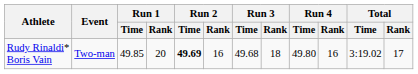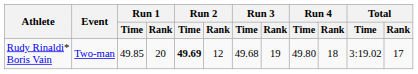(218, 54) 16 -> (218, 54) 12
(275, 54) 18 -> (275, 54) 19
(333, 54) 16 -> (333, 54) 18
